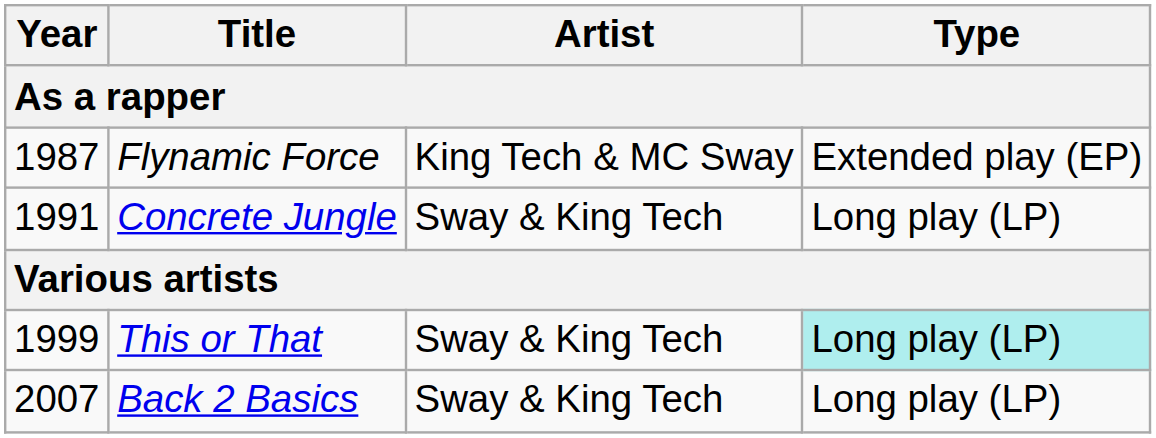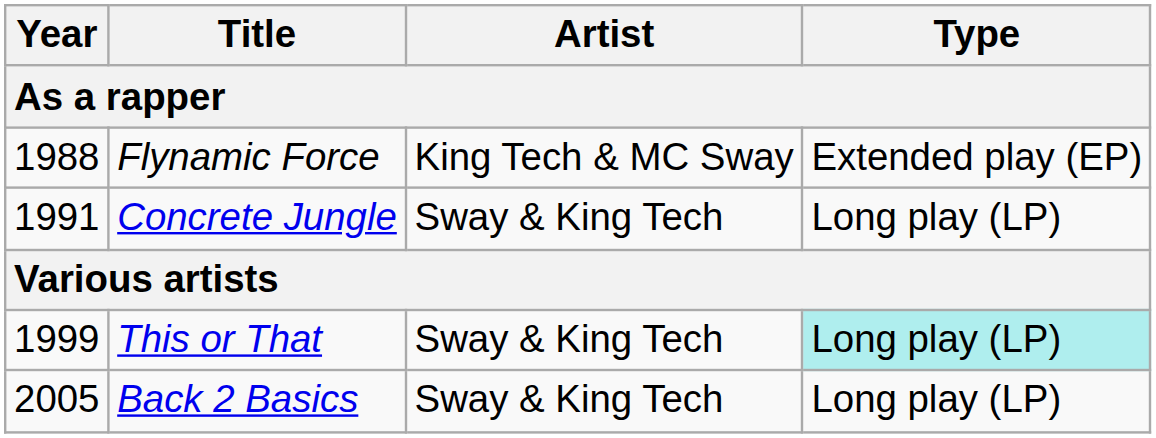(57, 156) 1987 -> (57, 156) 1988
(57, 400) 2007 -> (57, 400) 2005
